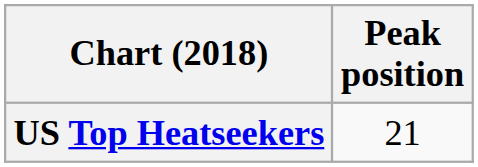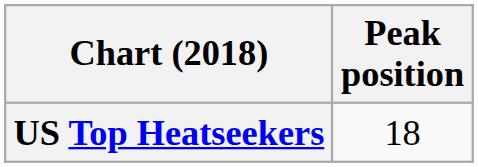(403, 131) 21 -> (403, 131) 18
